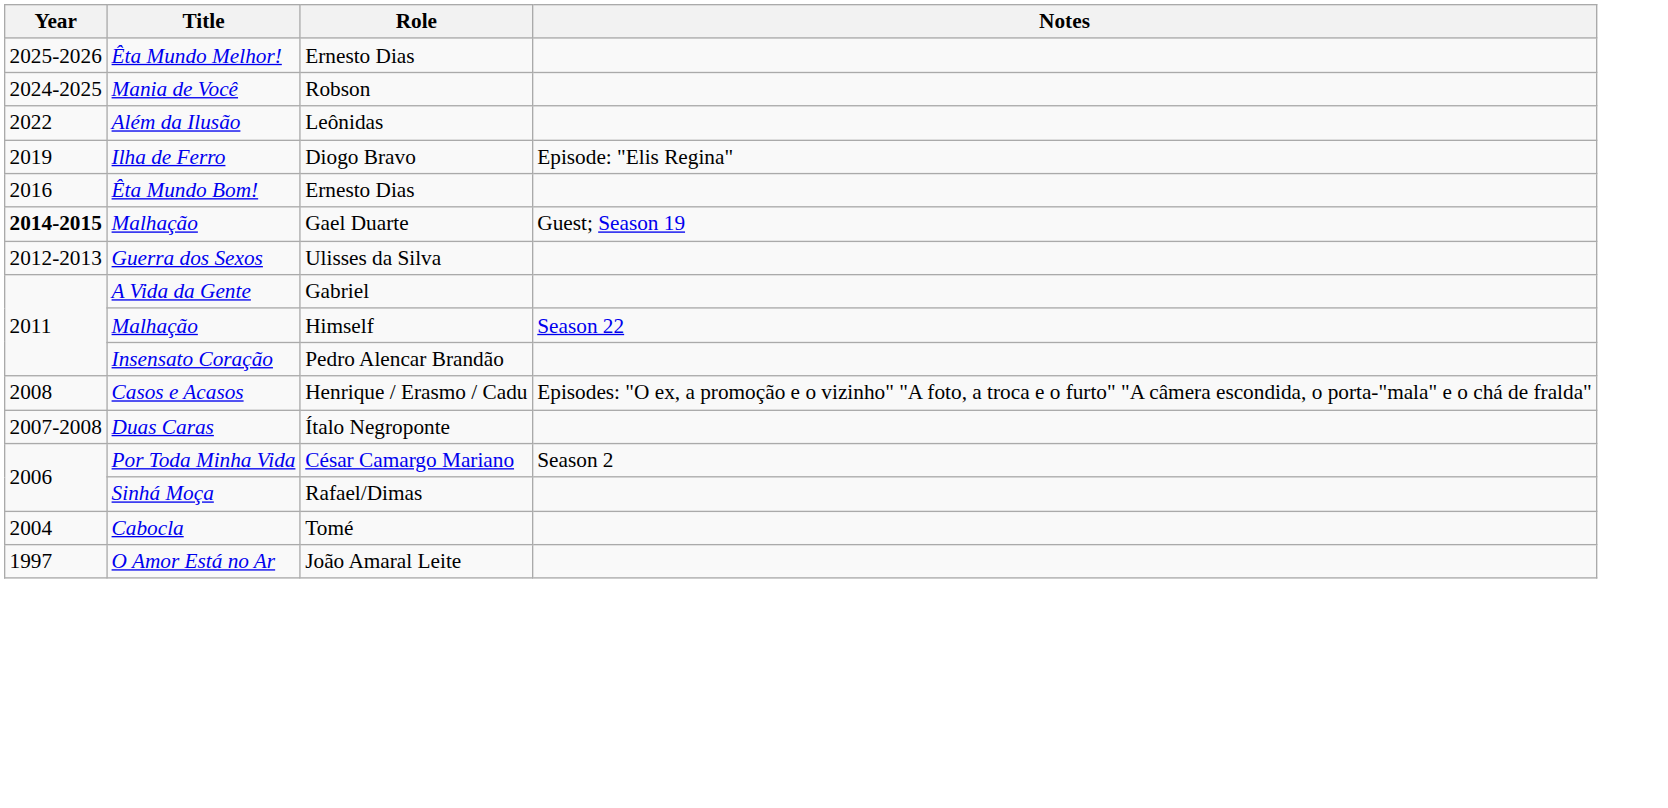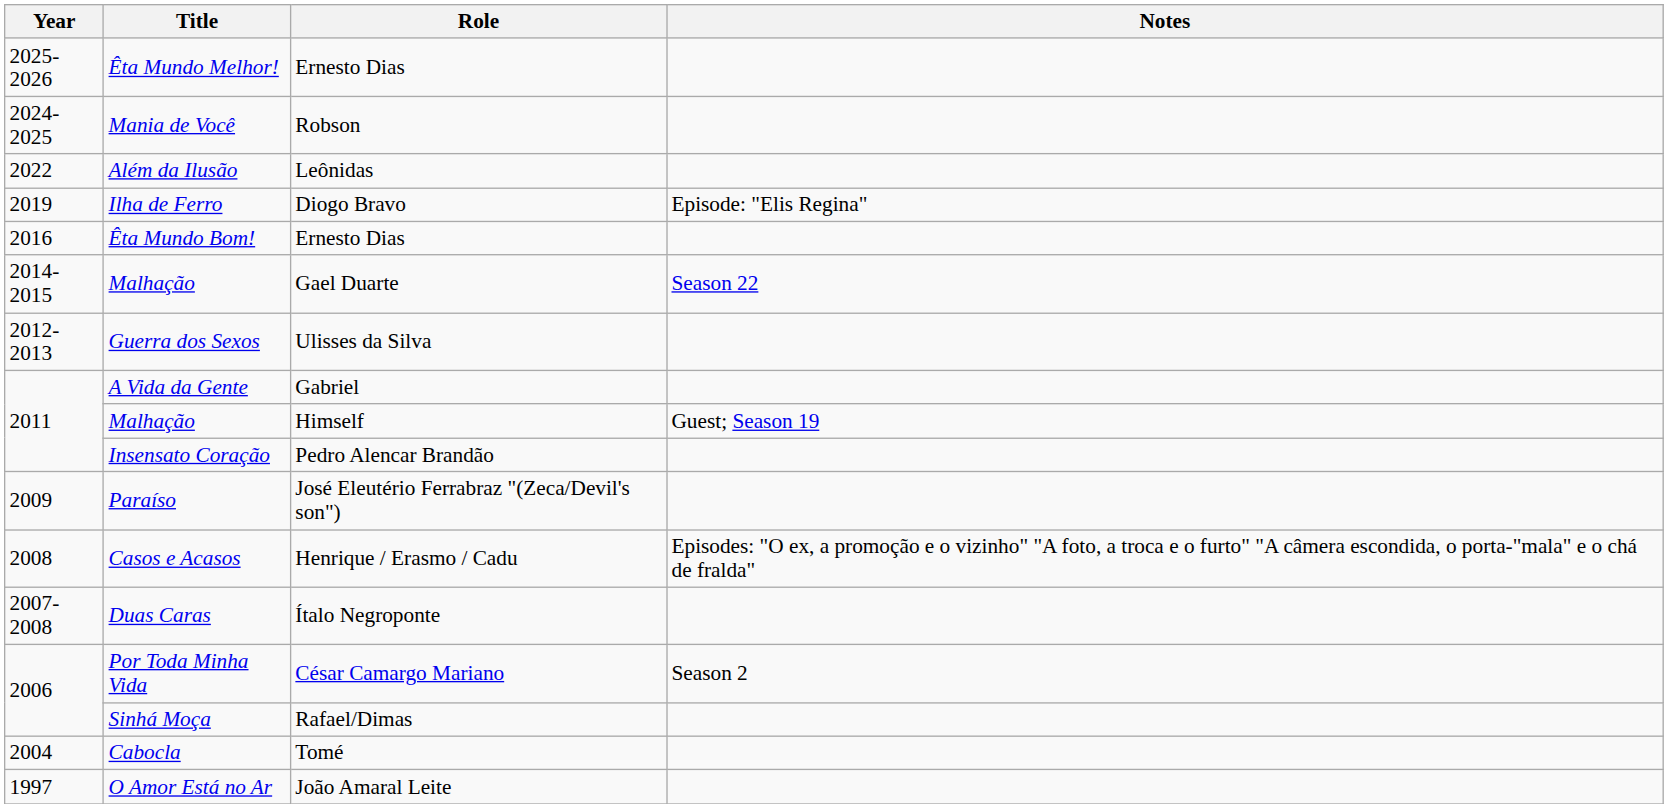(56, 223) bold -> (34, 283) normal
(611, 223) Guest; Season 19 -> (715, 283) Season 22
(581, 325) Season 22 -> (745, 420) Guest; Season 19
+ row: (142, 500)
